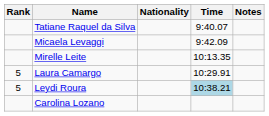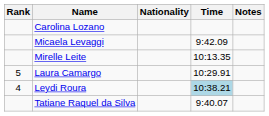rows swapped: (85, 27) <-> (69, 103)
(18, 88) 5 -> (18, 88) 4
